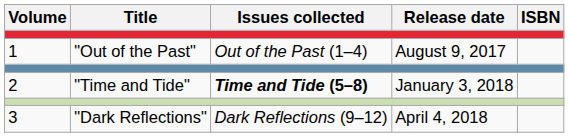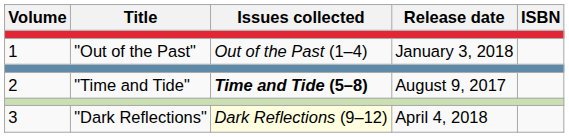(451, 51) August 9, 2017 -> (454, 51) January 3, 2018
(454, 85) January 3, 2018 -> (451, 85) August 9, 2017
(301, 118) no background -> (301, 118) lightyellow background
